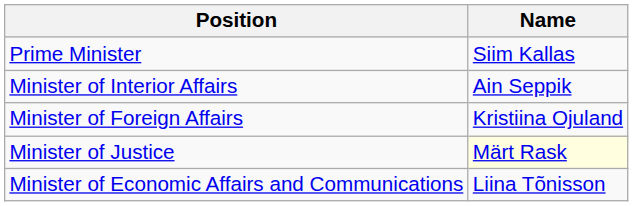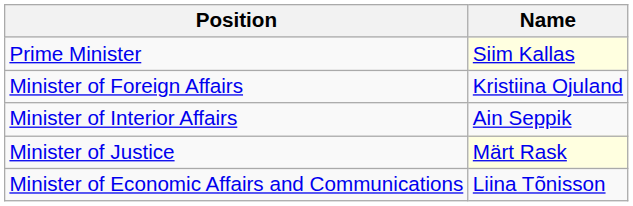(524, 53) no background -> (524, 53) lightyellow background
rows swapped: (123, 86) <-> (126, 119)
